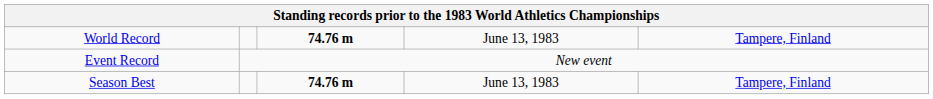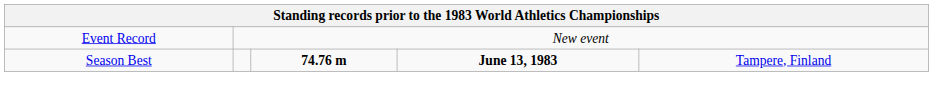- row: (122, 37)
(521, 82) normal -> (518, 59) bold
